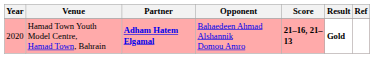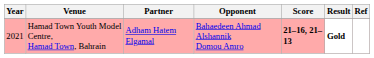(15, 36) 2020 -> (15, 36) 2021
(151, 36) bold -> (151, 36) normal
